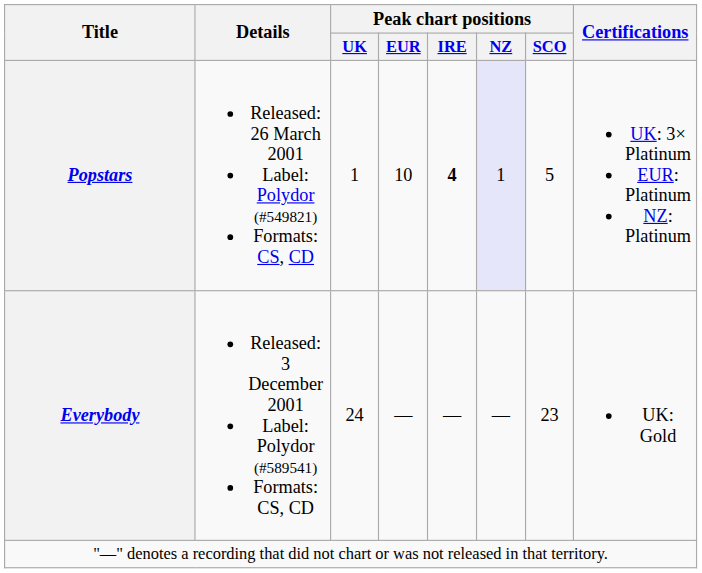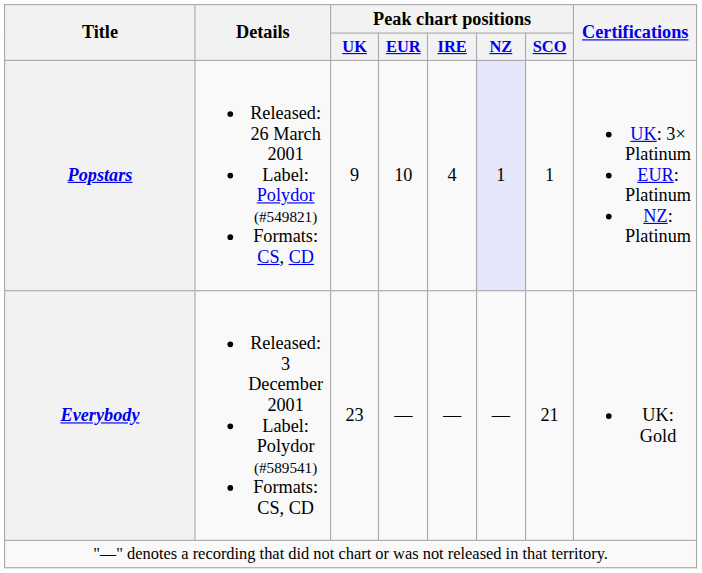(355, 175) 1 -> (355, 175) 9
(452, 175) bold -> (452, 175) normal
(550, 175) 5 -> (550, 175) 1
(355, 415) 24 -> (355, 415) 23
(550, 415) 23 -> (550, 415) 21
